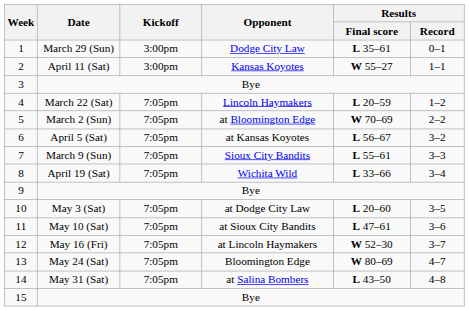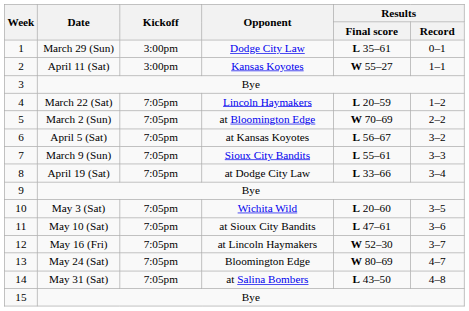(267, 173) Wichita Wild -> (267, 173) at Dodge City Law
(267, 208) at Dodge City Law -> (267, 208) Wichita Wild
